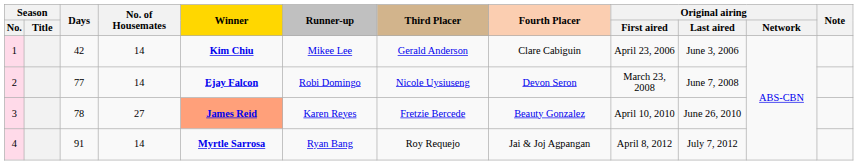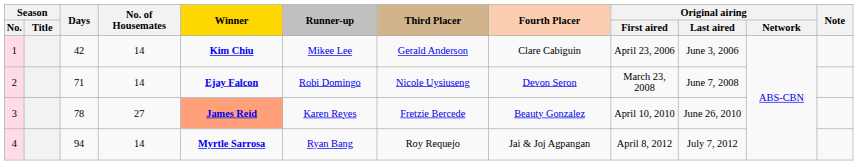(79, 82) 77 -> (79, 82) 71
(79, 144) 91 -> (79, 144) 94
